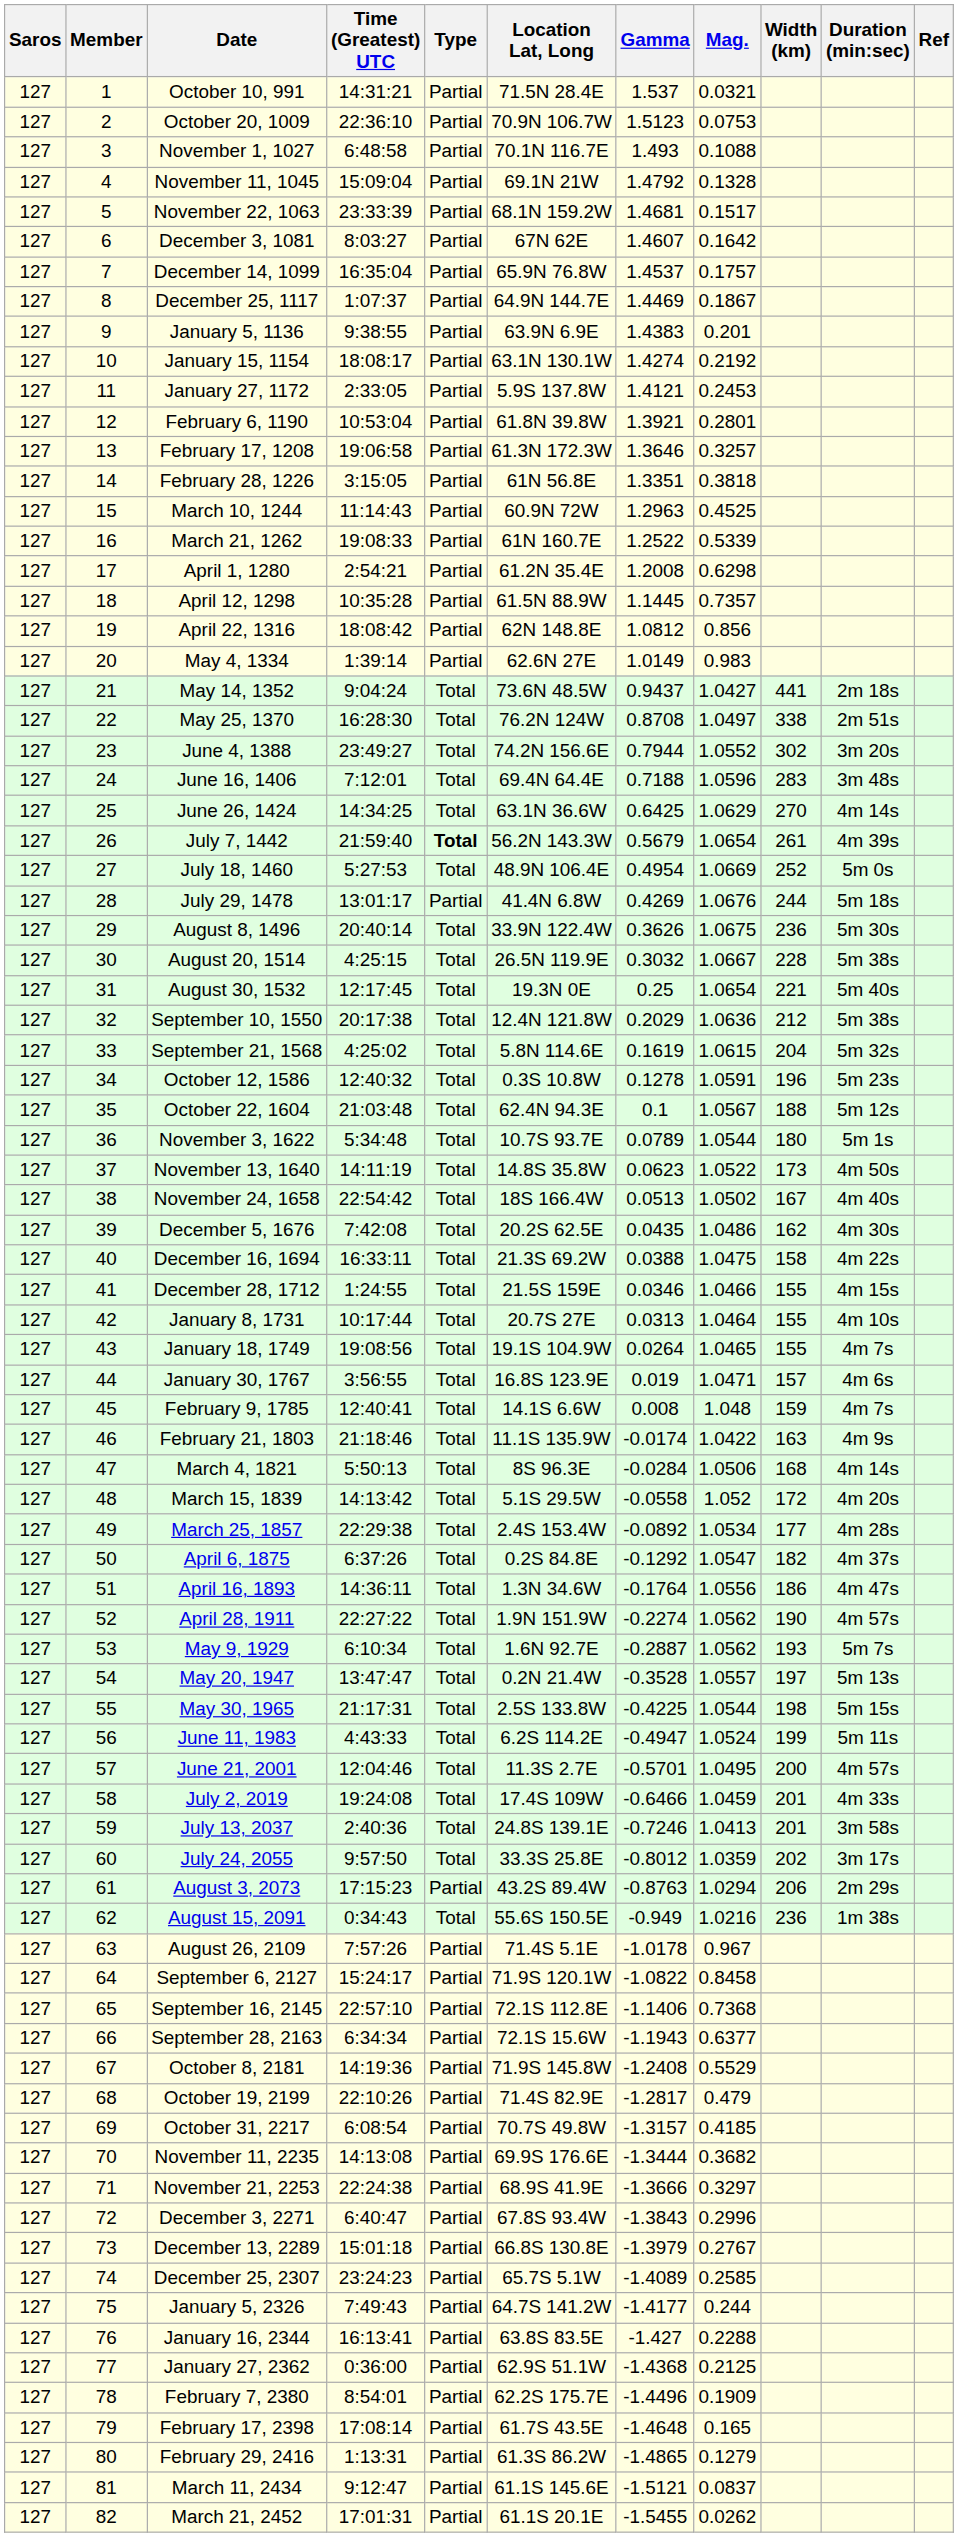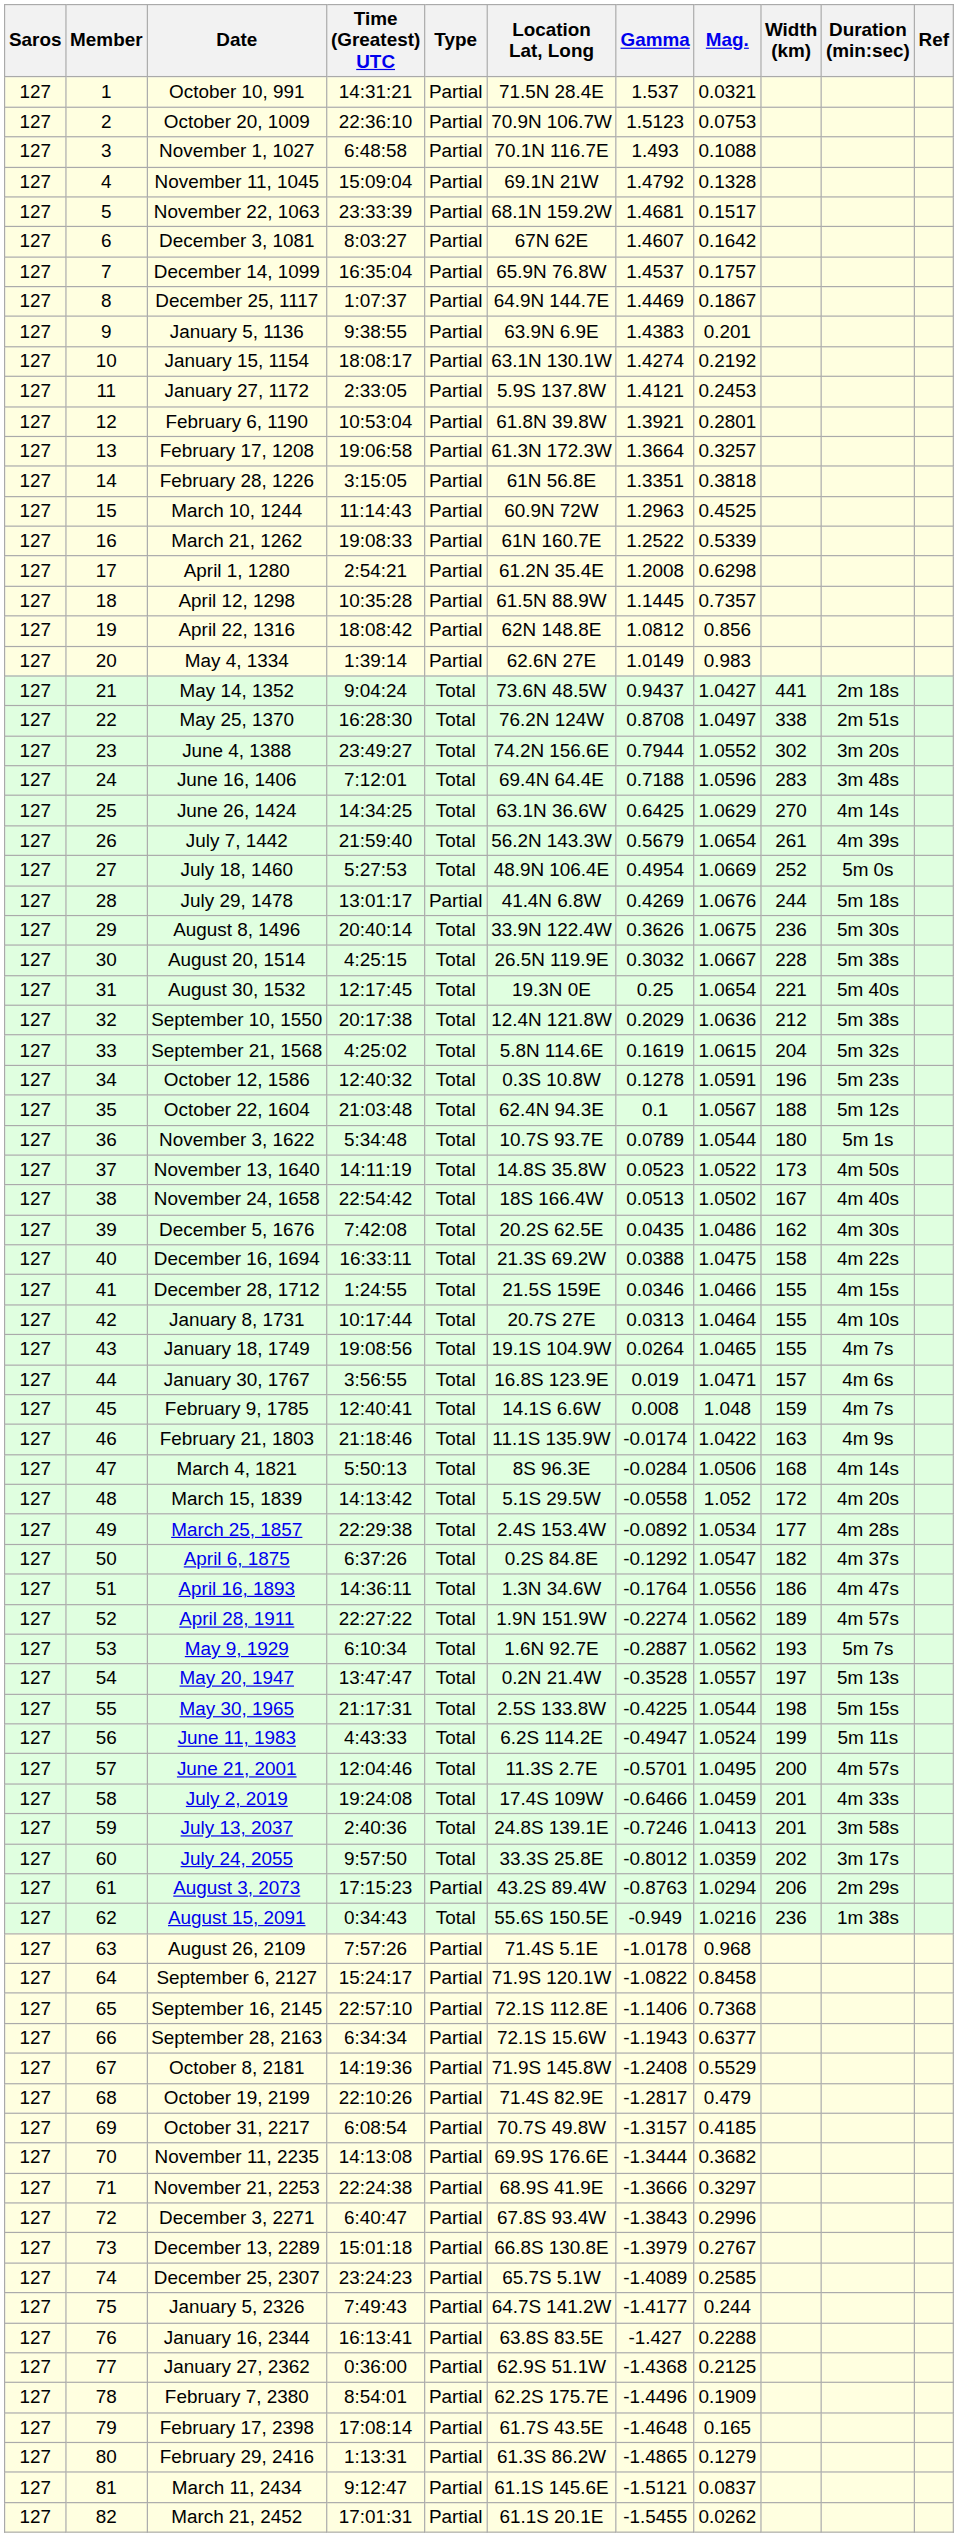(655, 451) 1.3646 -> (655, 451) 1.3664
(456, 840) bold -> (456, 840) normal
(655, 1169) 0.0623 -> (655, 1169) 0.0523
(791, 1618) 190 -> (791, 1618) 189
(727, 1948) 0.967 -> (727, 1948) 0.968
